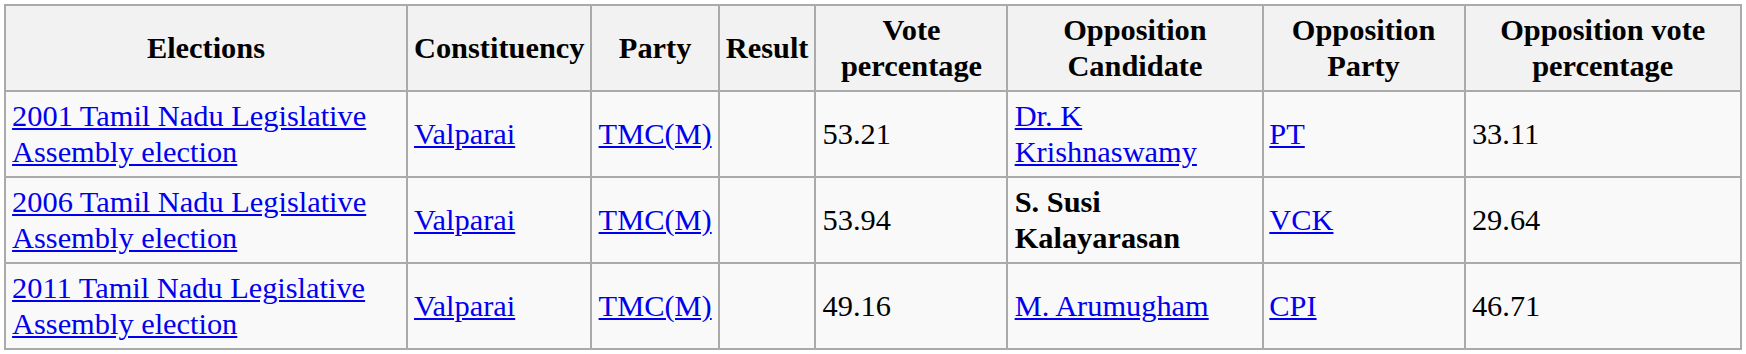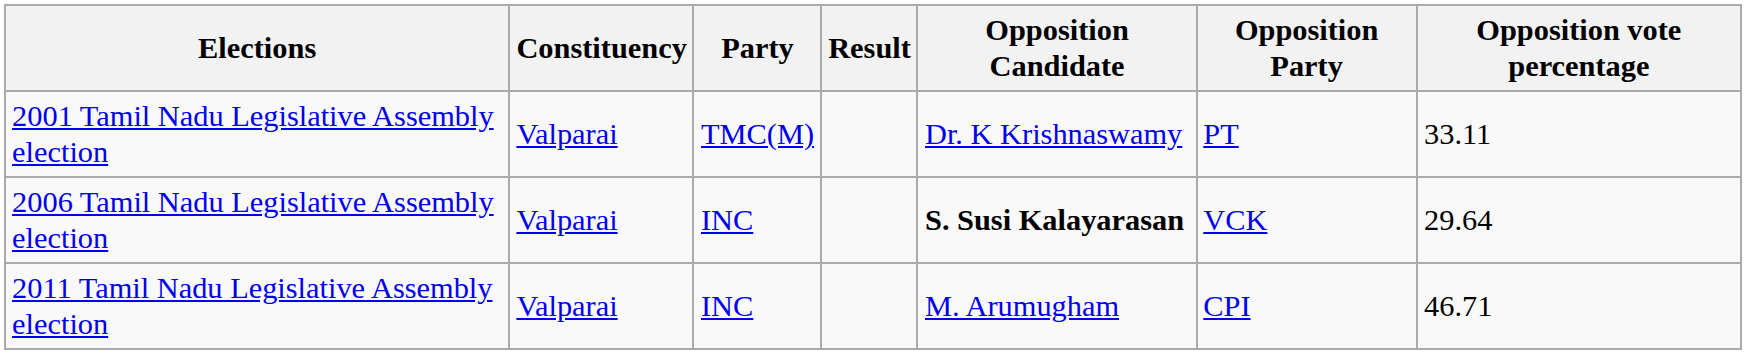- column: (912, 47)
(655, 220) TMC(M) -> (727, 220) INC
(655, 306) TMC(M) -> (727, 306) INC
